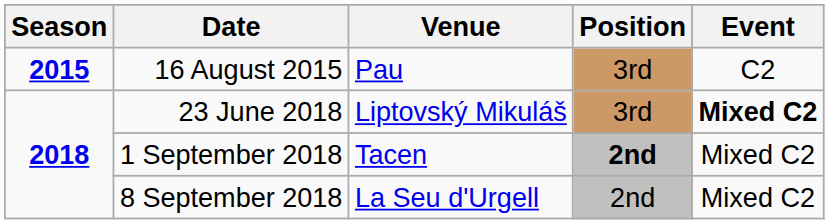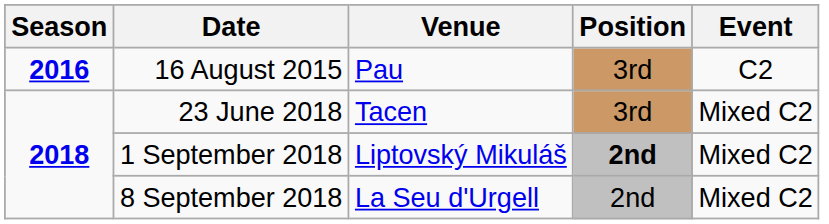(59, 69) 2015 -> (59, 69) 2016
(461, 112) Liptovský Mikuláš -> (391, 112) Tacen
(758, 112) bold -> (756, 112) normal
(391, 155) Tacen -> (461, 155) Liptovský Mikuláš
